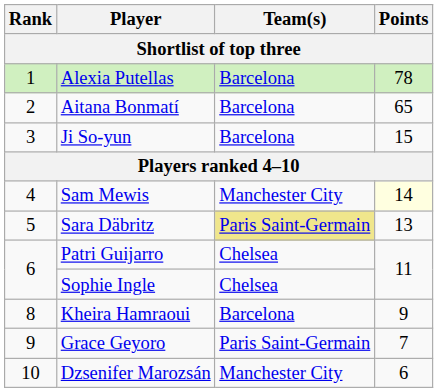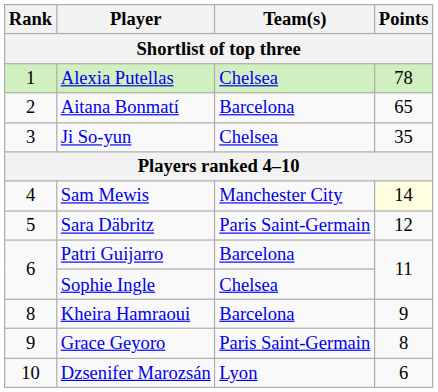(257, 78) Barcelona -> (249, 78) Chelsea
(257, 136) Barcelona -> (249, 136) Chelsea
(404, 136) 15 -> (404, 136) 35
(295, 225) khaki background -> (295, 225) no background
(404, 225) 13 -> (404, 225) 12
(249, 254) Chelsea -> (257, 254) Barcelona
(404, 343) 7 -> (404, 343) 8
(281, 372) Manchester City -> (238, 372) Lyon
